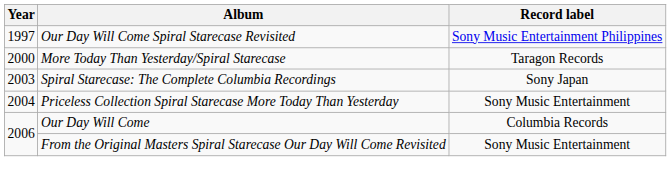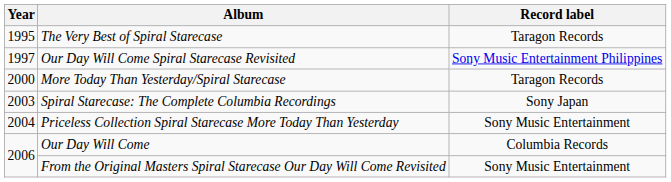+ row: (132, 36)
